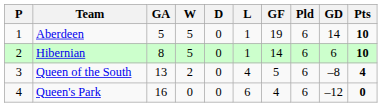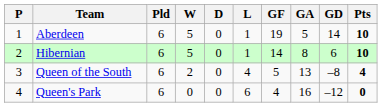columns swapped: (305, 14) <-> (161, 14)
